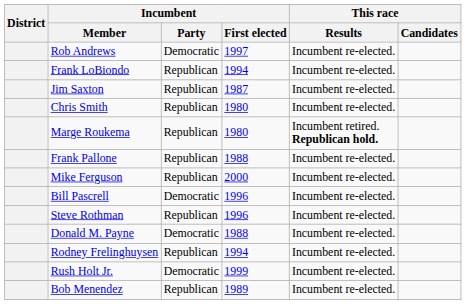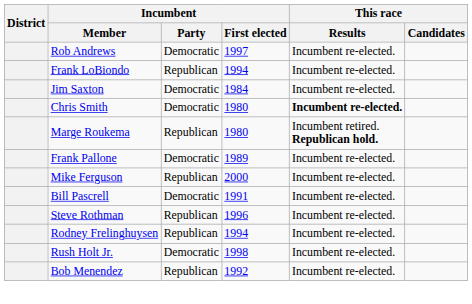(191, 88) Republican -> (191, 88) Democratic
(236, 88) 1987 -> (236, 88) 1984
(191, 107) Republican -> (191, 107) Democratic
(344, 107) normal -> (347, 107) bold
(191, 158) Republican -> (191, 158) Democratic
(236, 158) 1988 -> (236, 158) 1989
(236, 196) 1996 -> (236, 196) 1991
- row: (92, 233)
(236, 271) 1999 -> (236, 252) 1998
(236, 290) 1989 -> (236, 271) 1992
